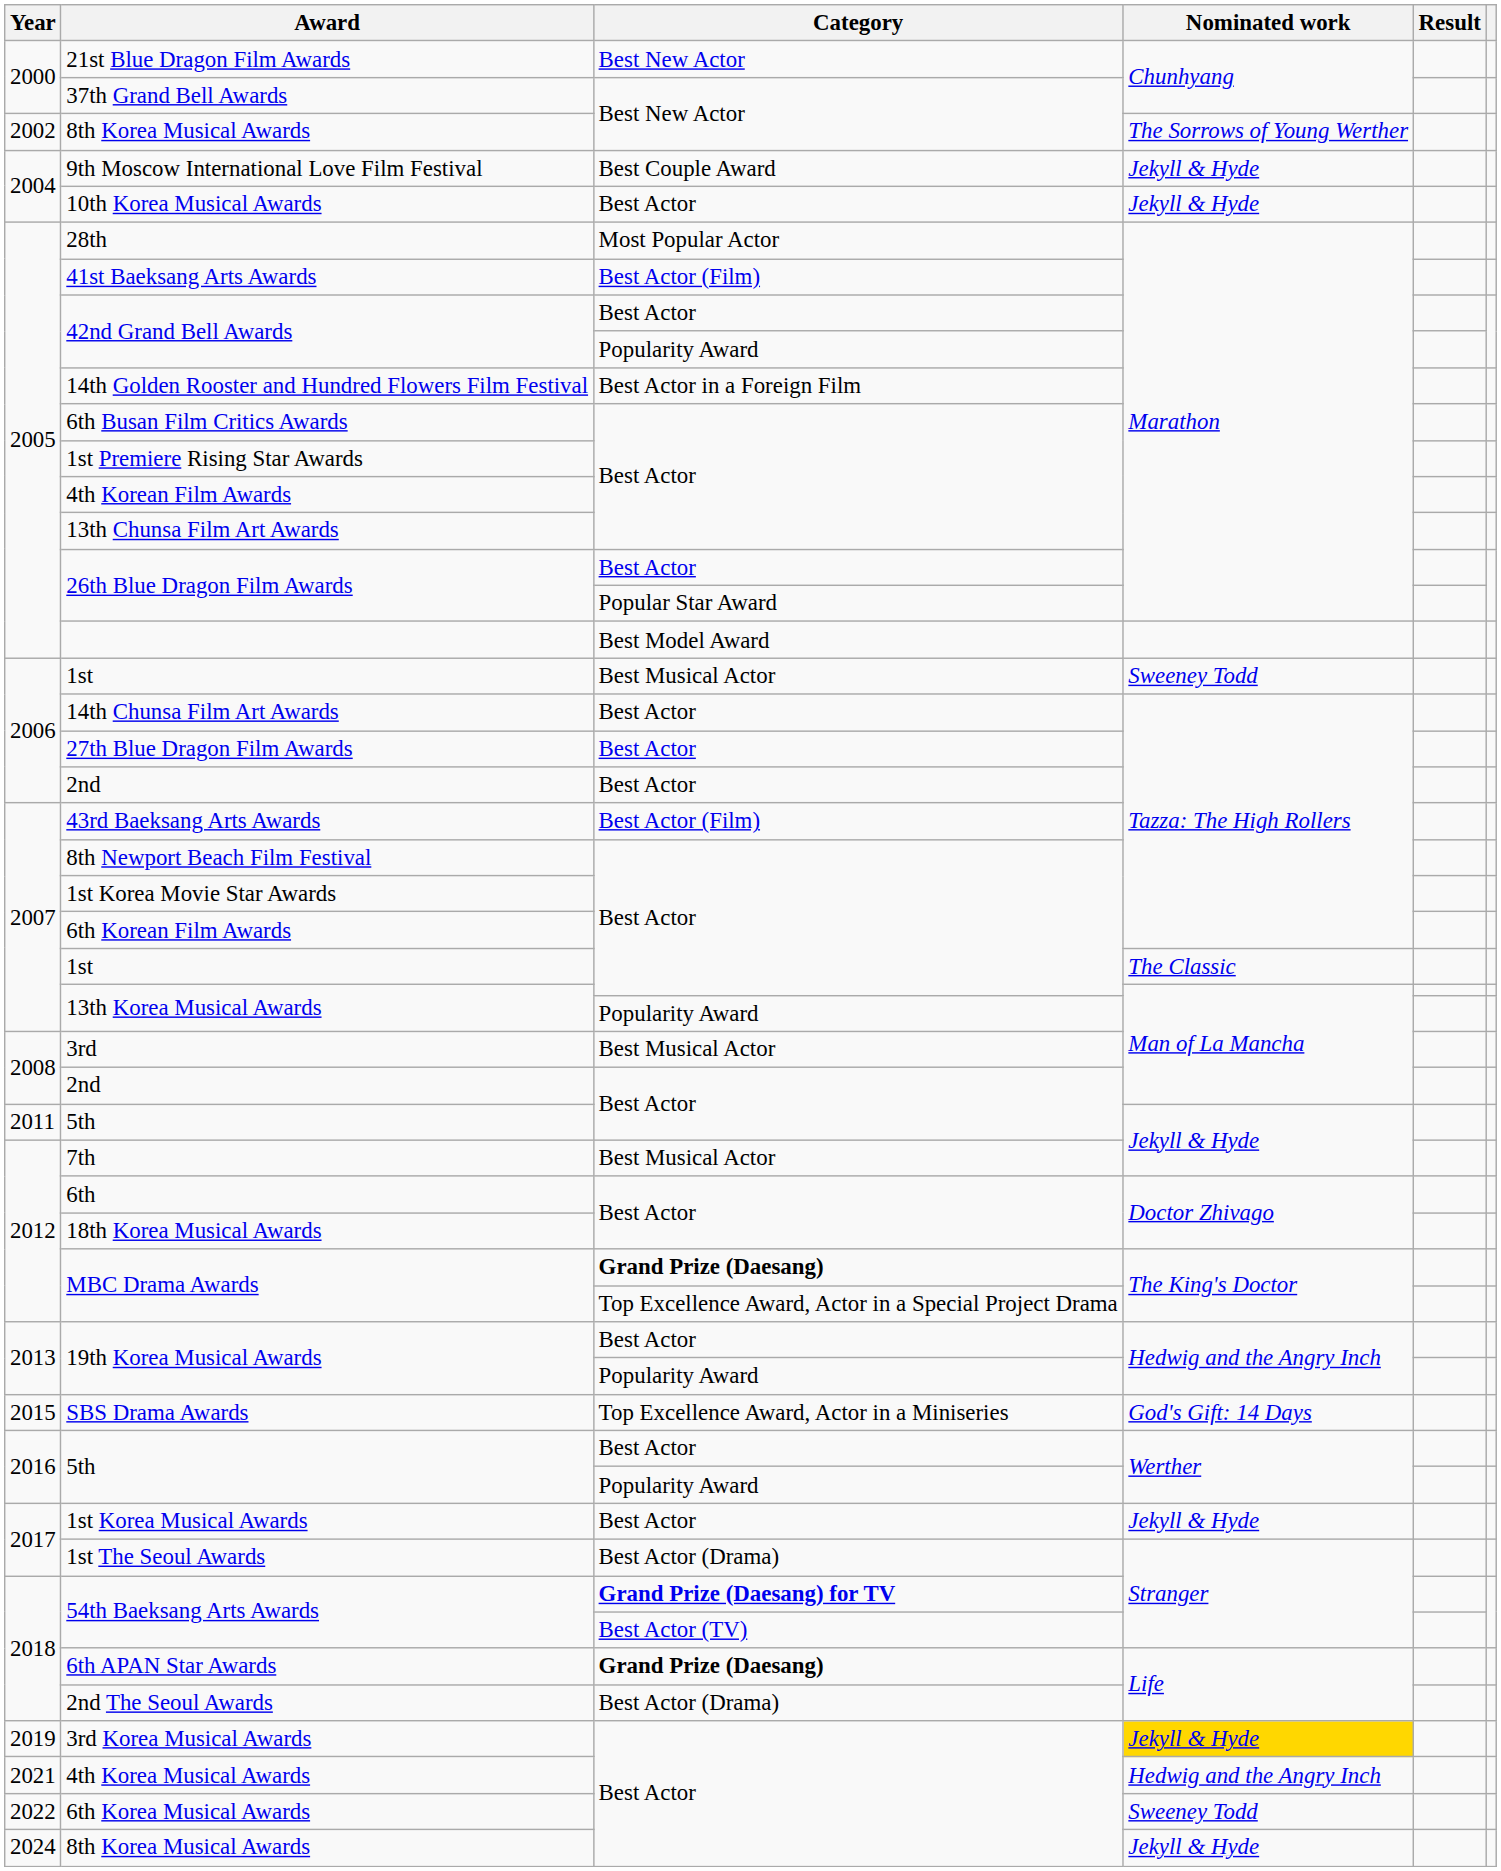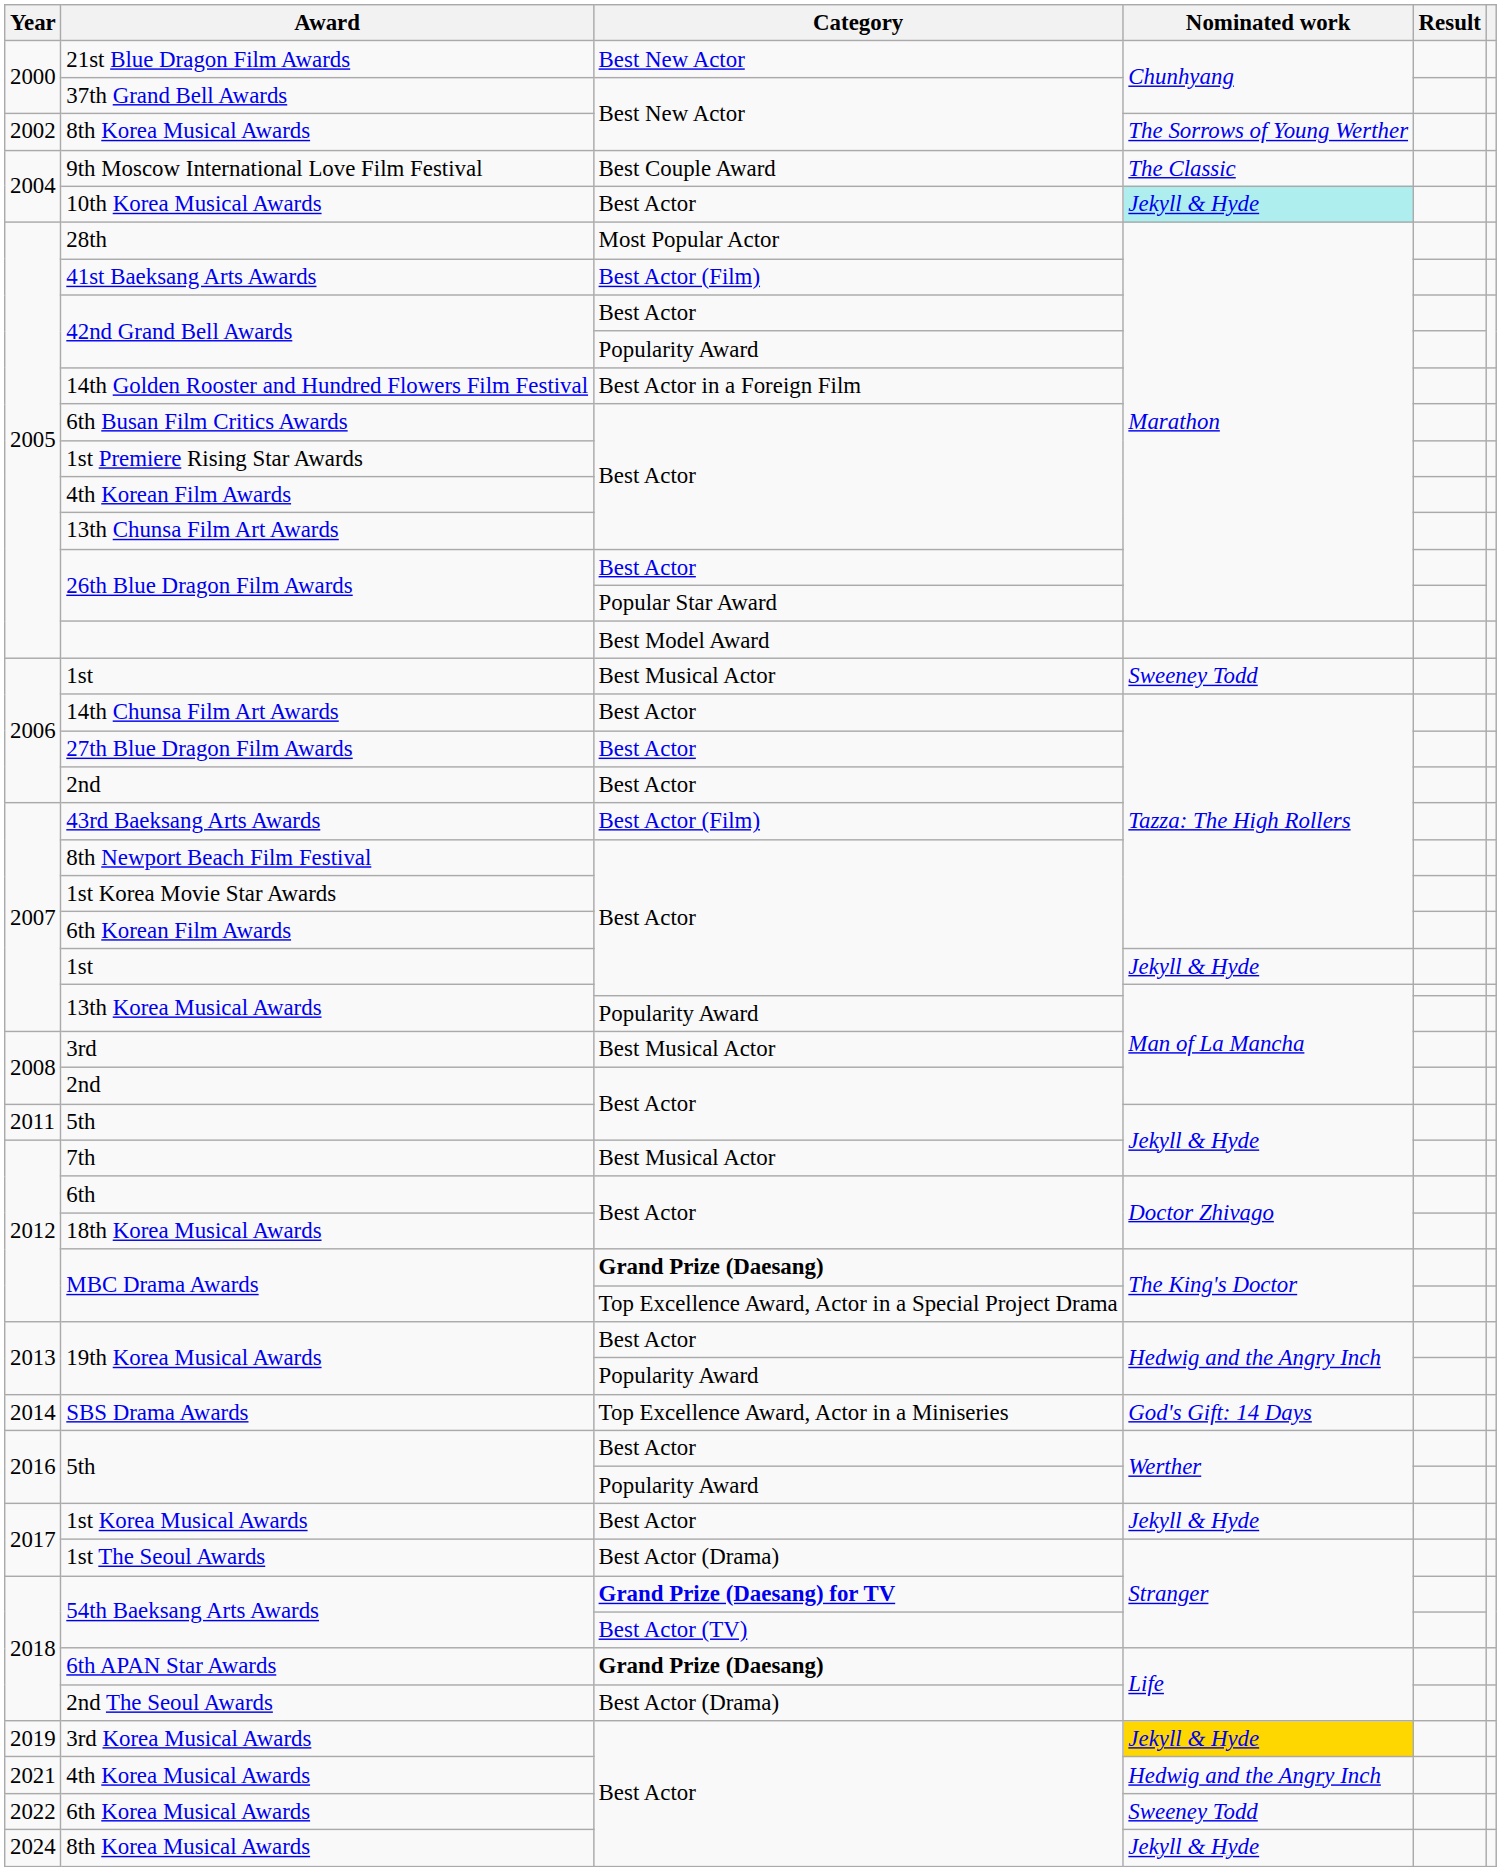(1194, 167) Jekyll & Hyde -> (1182, 167) The Classic
(1194, 204) no background -> (1194, 204) paleturquoise background
(1182, 966) The Classic -> (1194, 966) Jekyll & Hyde
(33, 1412) 2015 -> (33, 1412) 2014
